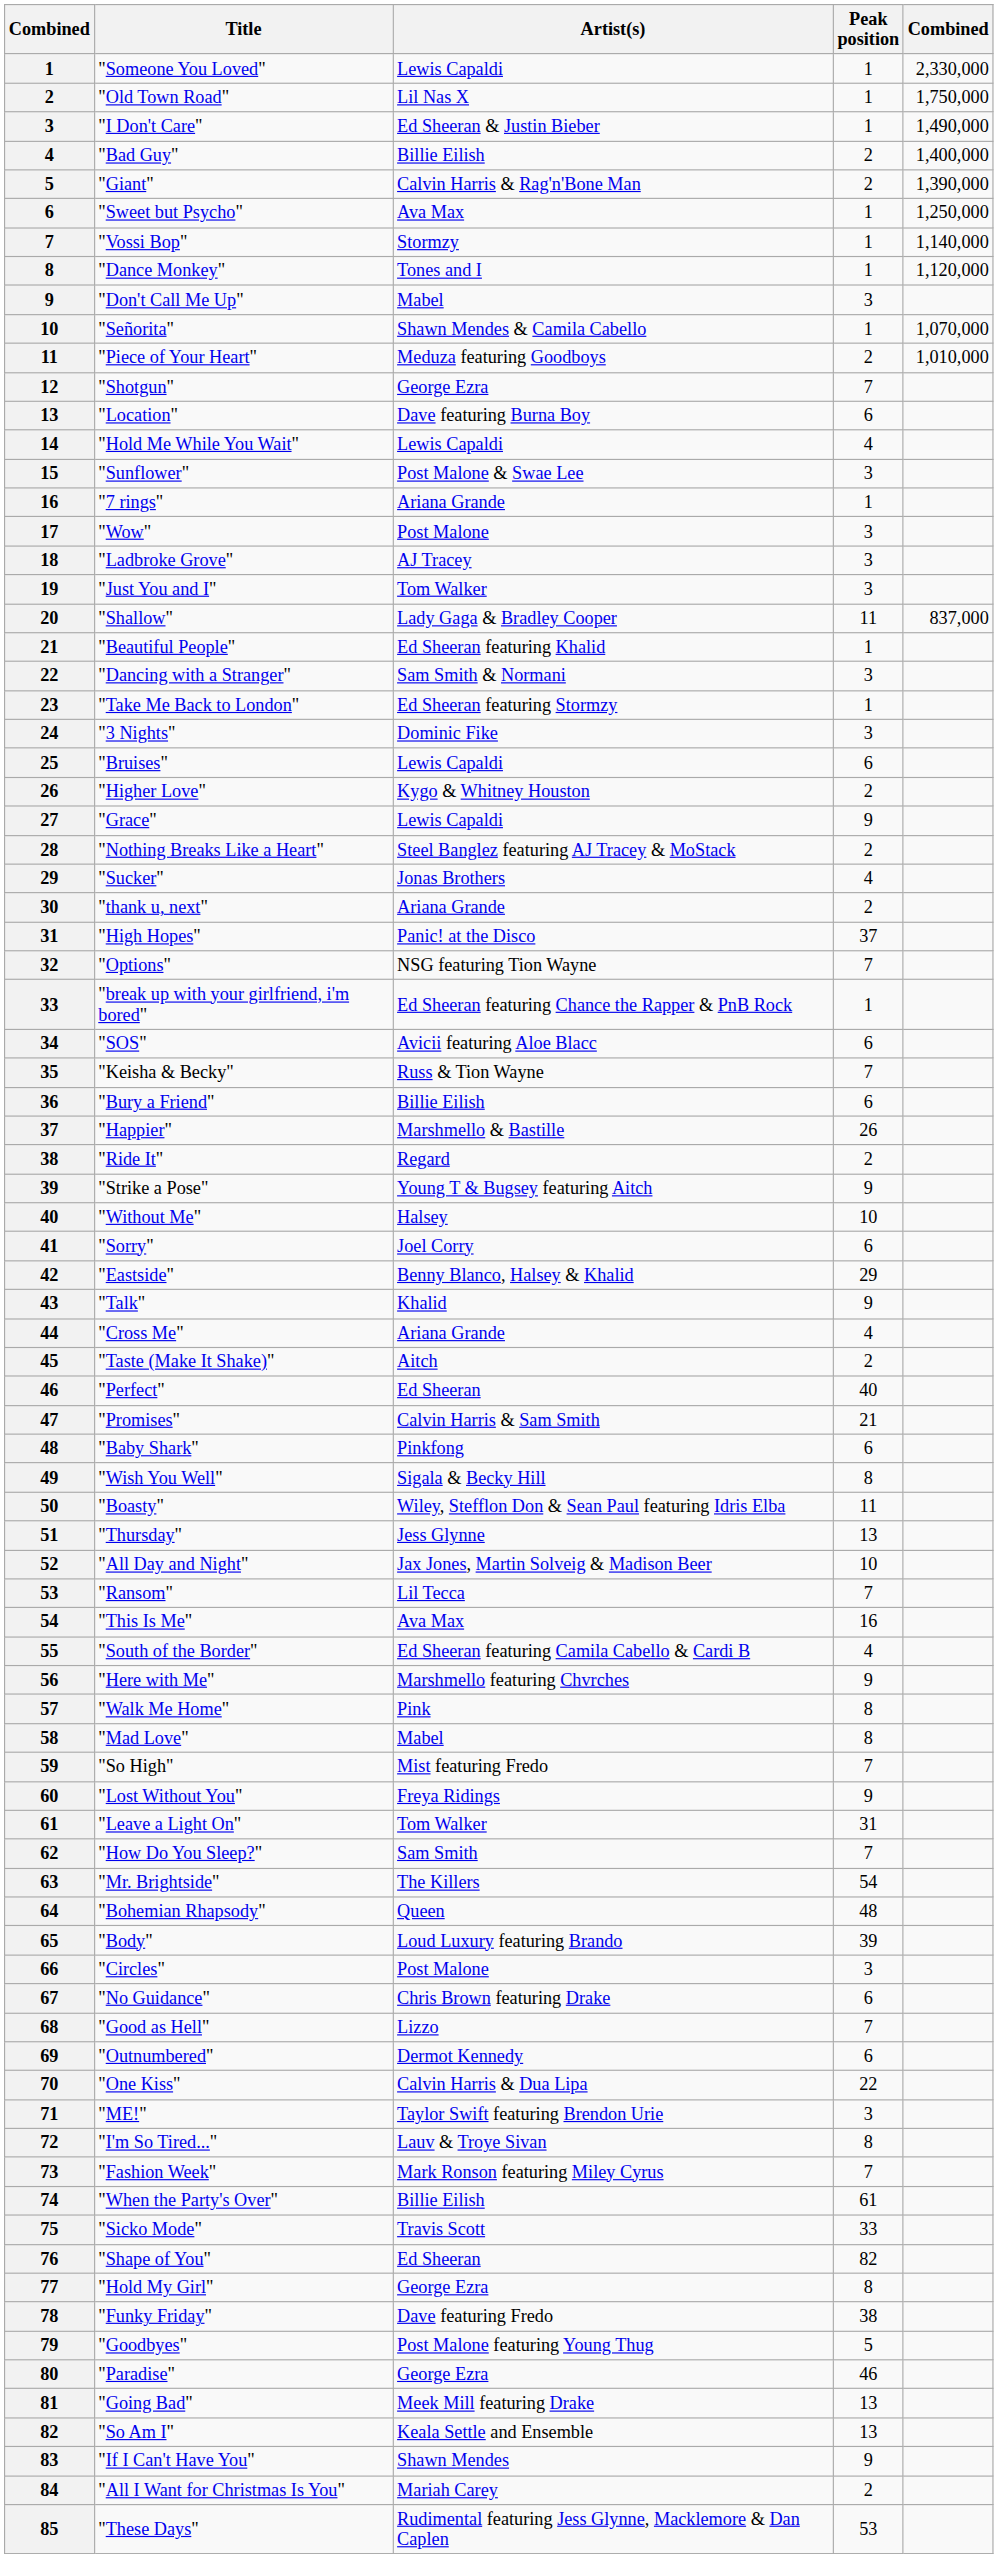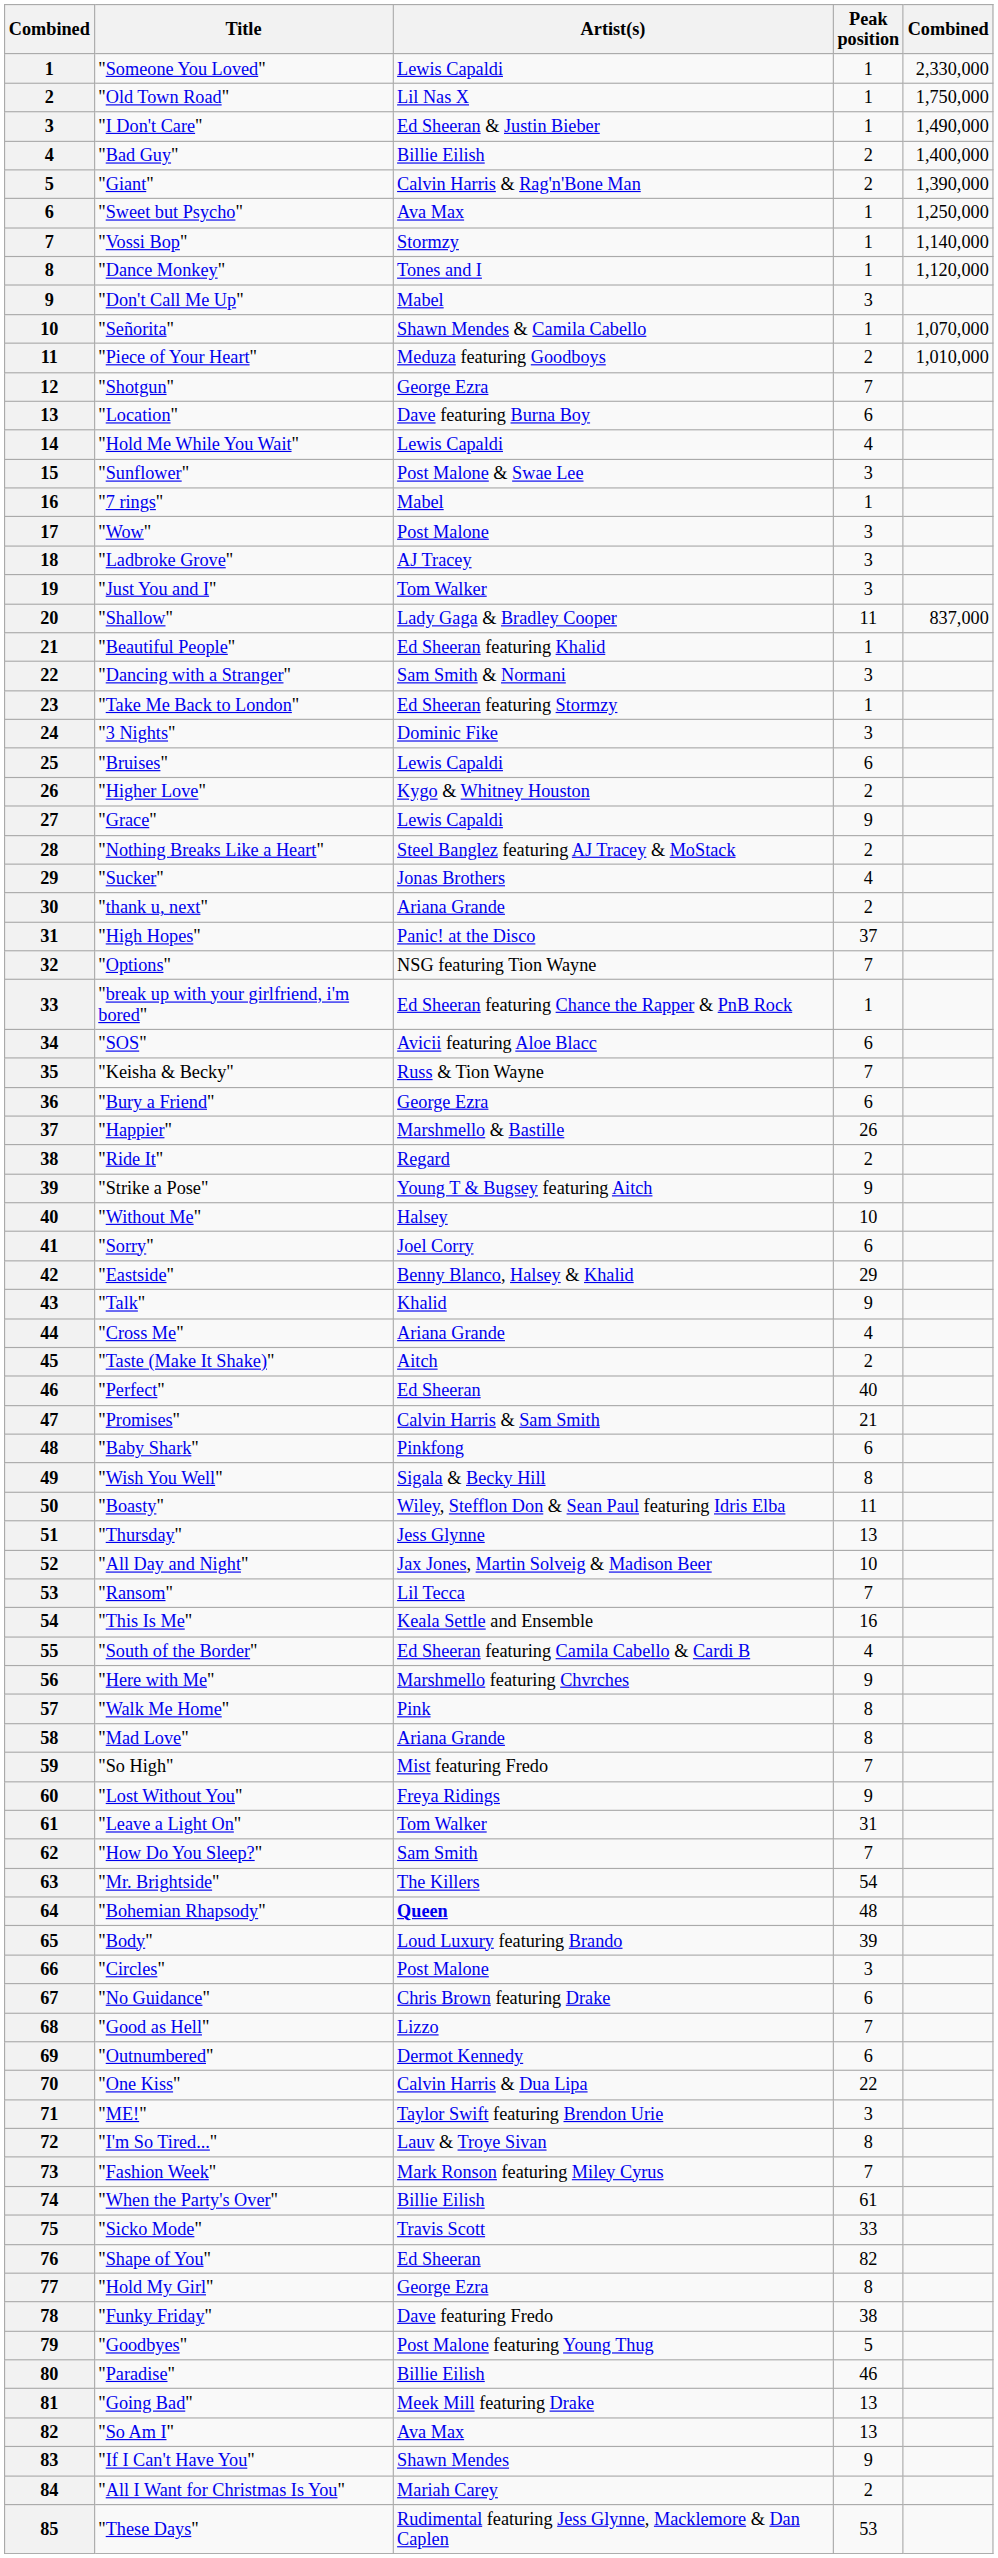(451, 502) Ariana Grande -> (420, 502) Mabel
(441, 1101) Billie Eilish -> (443, 1101) George Ezra
(431, 1622) Ava Max -> (495, 1622) Keala Settle and Ensemble
(420, 1737) Mabel -> (451, 1737) Ariana Grande
(421, 1911) normal -> (422, 1911) bold
(443, 2374) George Ezra -> (441, 2374) Billie Eilish
(495, 2432) Keala Settle and Ensemble -> (431, 2432) Ava Max
